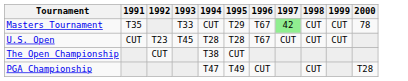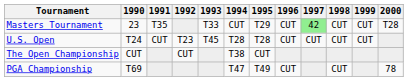+ column: (134, 12)
(262, 26) T67 -> (288, 26) CUT
(365, 26) 78 -> (391, 26) T28
(262, 41) T67 -> (288, 41) CUT
(365, 69) T28 -> (391, 69) 78
